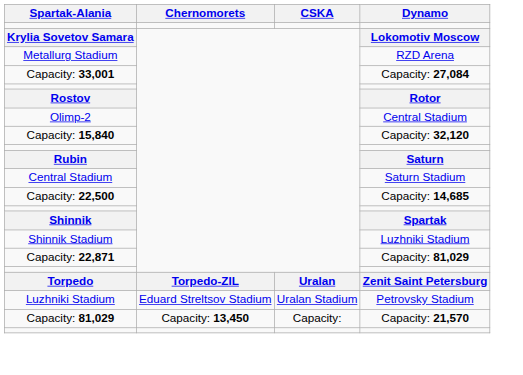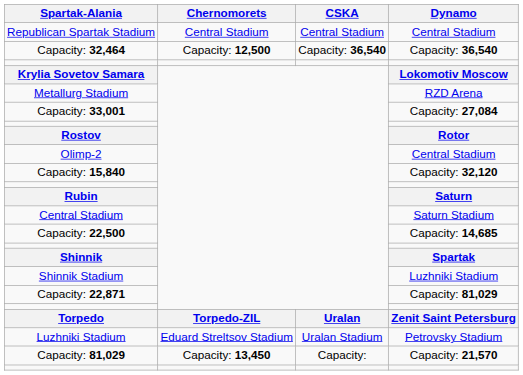+ row: (81, 32)
+ row: (81, 50)
